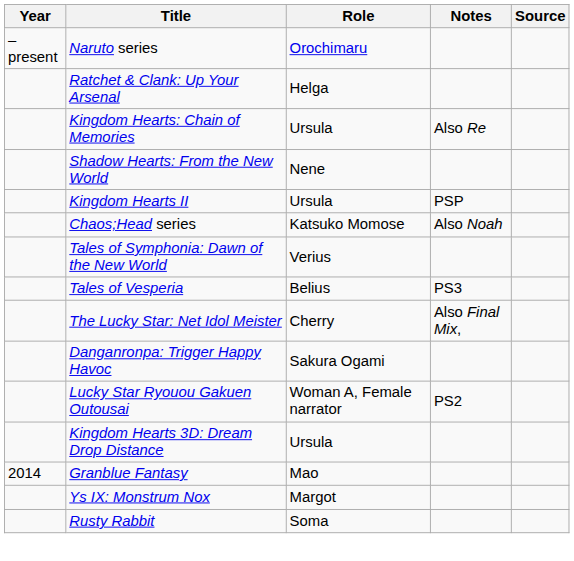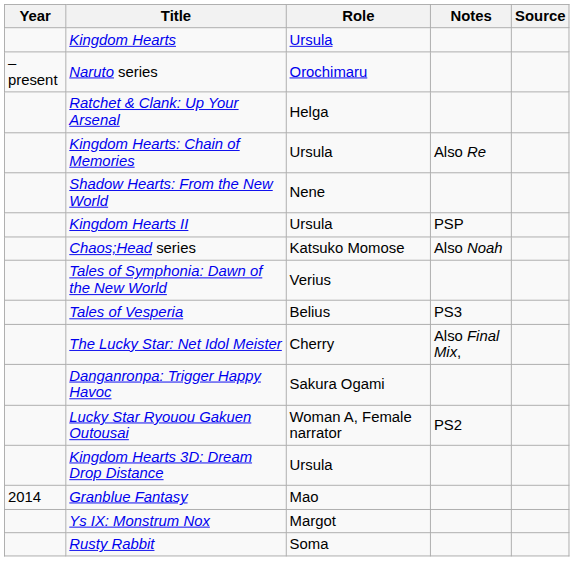+ row: (123, 39)
